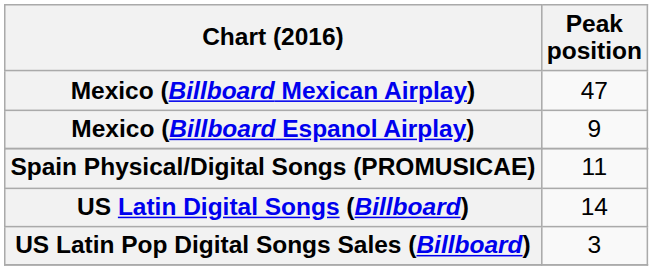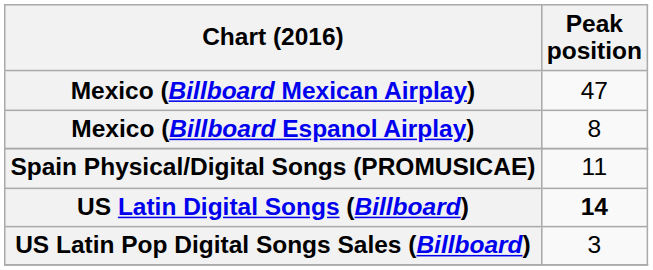(594, 129) 9 -> (594, 129) 8
(594, 206) normal -> (594, 206) bold
